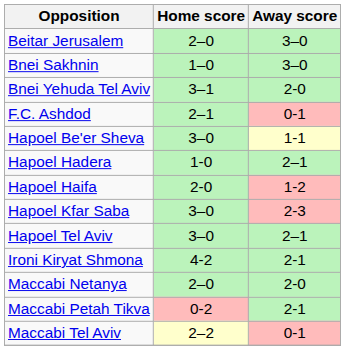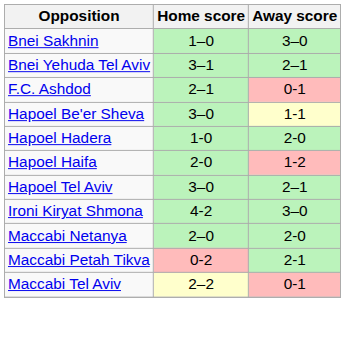- row: (66, 41)
(295, 89) 2-0 -> (295, 65) 2–1
(295, 162) 2–1 -> (295, 138) 2-0
- row: (69, 211)
(295, 260) 2-1 -> (295, 211) 3–0
